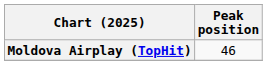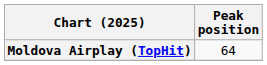(228, 50) 46 -> (228, 50) 64
